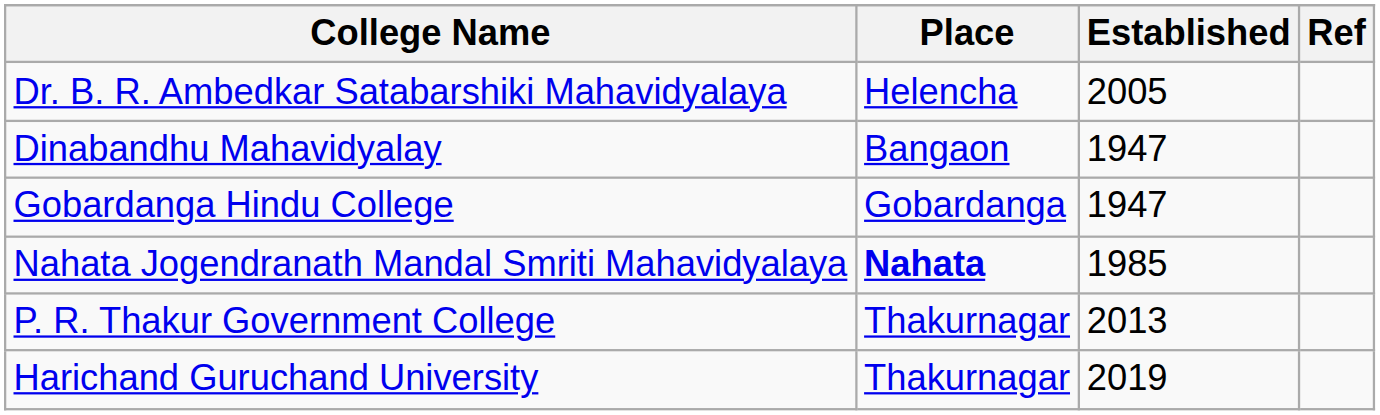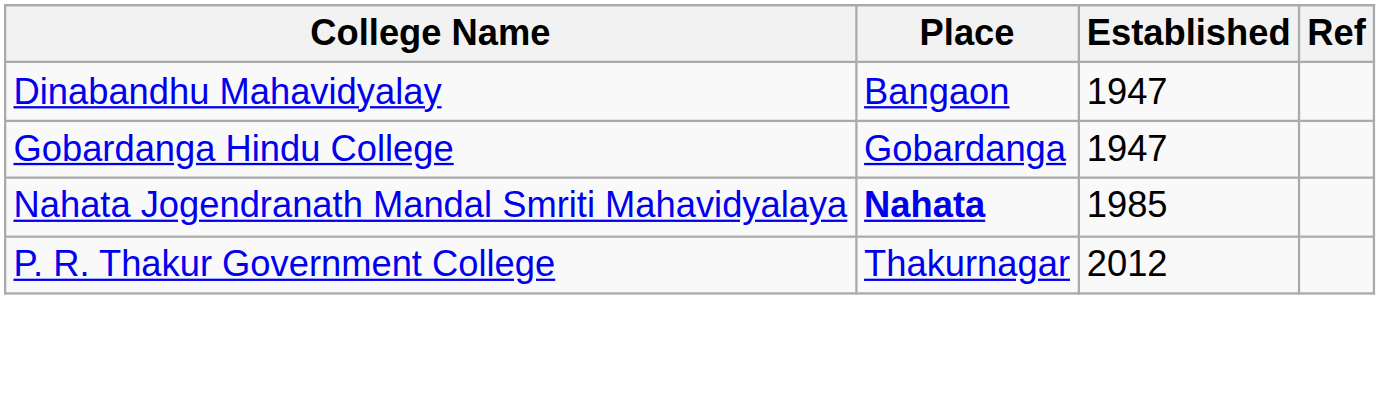- row: (400, 90)
(1127, 321) 2013 -> (1127, 263) 2012
- row: (276, 378)
